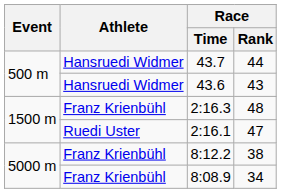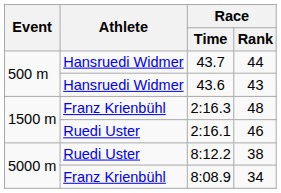(255, 131) 47 -> (255, 131) 46
(115, 154) Franz Krienbühl -> (102, 154) Ruedi Uster
